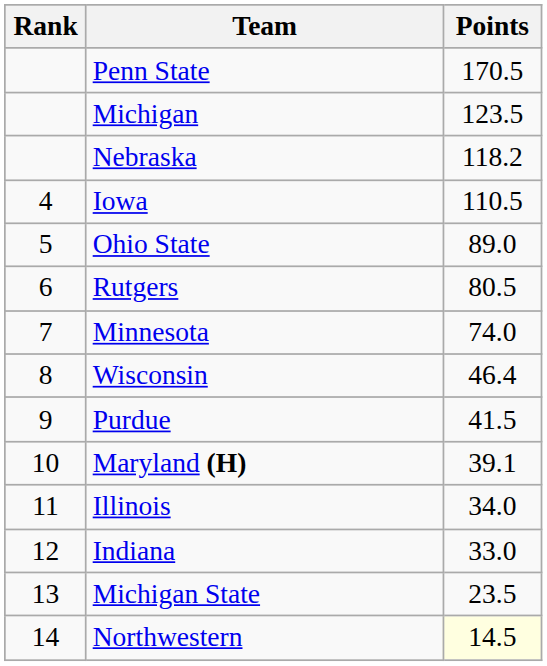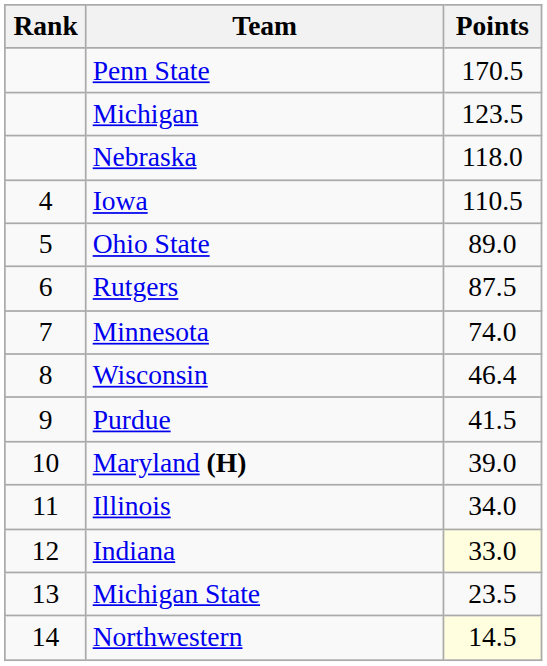(492, 157) 118.2 -> (492, 157) 118.0
(492, 288) 80.5 -> (492, 288) 87.5
(492, 462) 39.1 -> (492, 462) 39.0
(492, 550) no background -> (492, 550) lightyellow background
